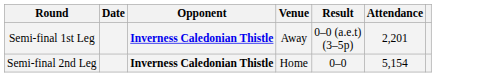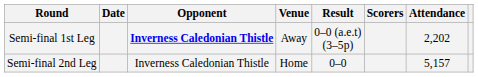+ column: (385, 13)
(395, 38) 2,201 -> (437, 38) 2,202
(202, 63) bold -> (202, 63) normal
(395, 63) 5,154 -> (437, 63) 5,157
